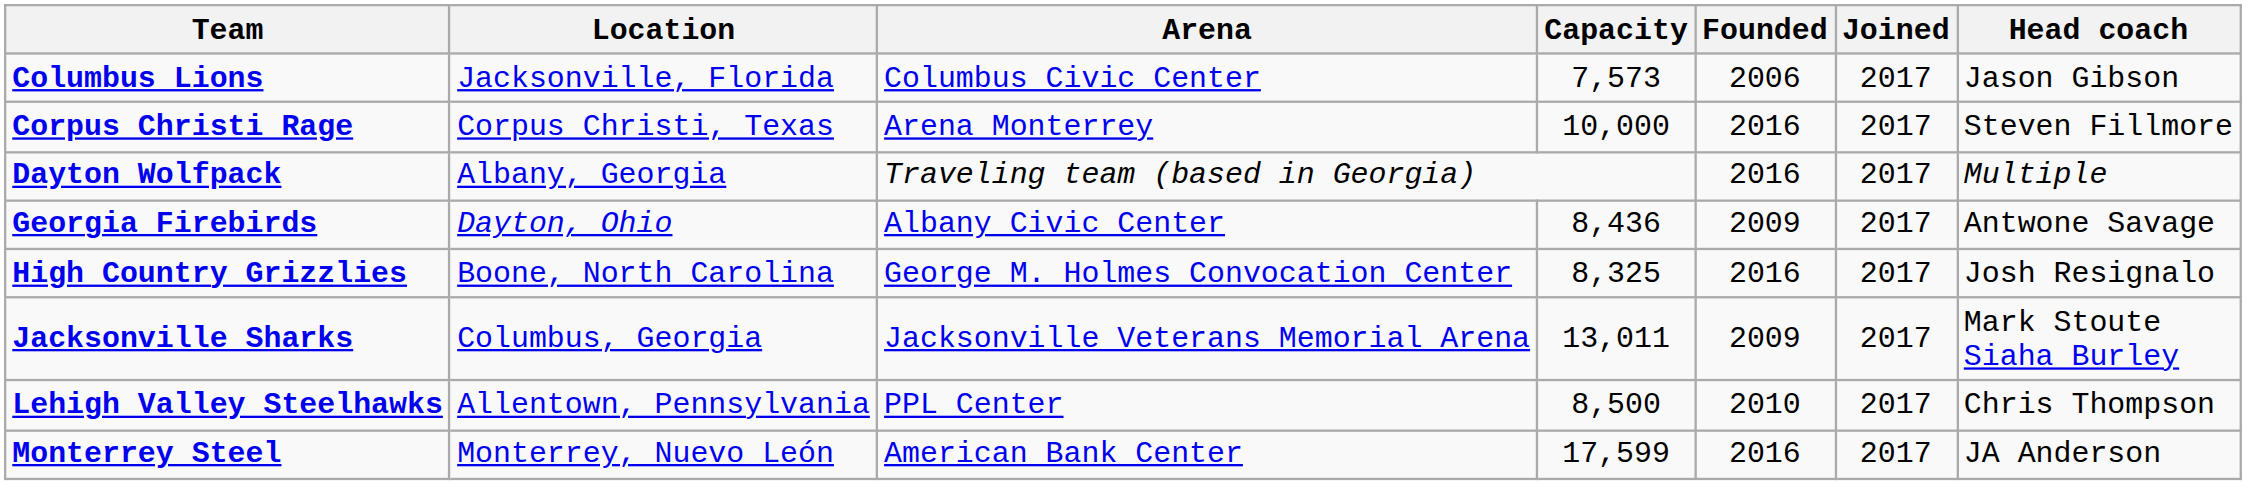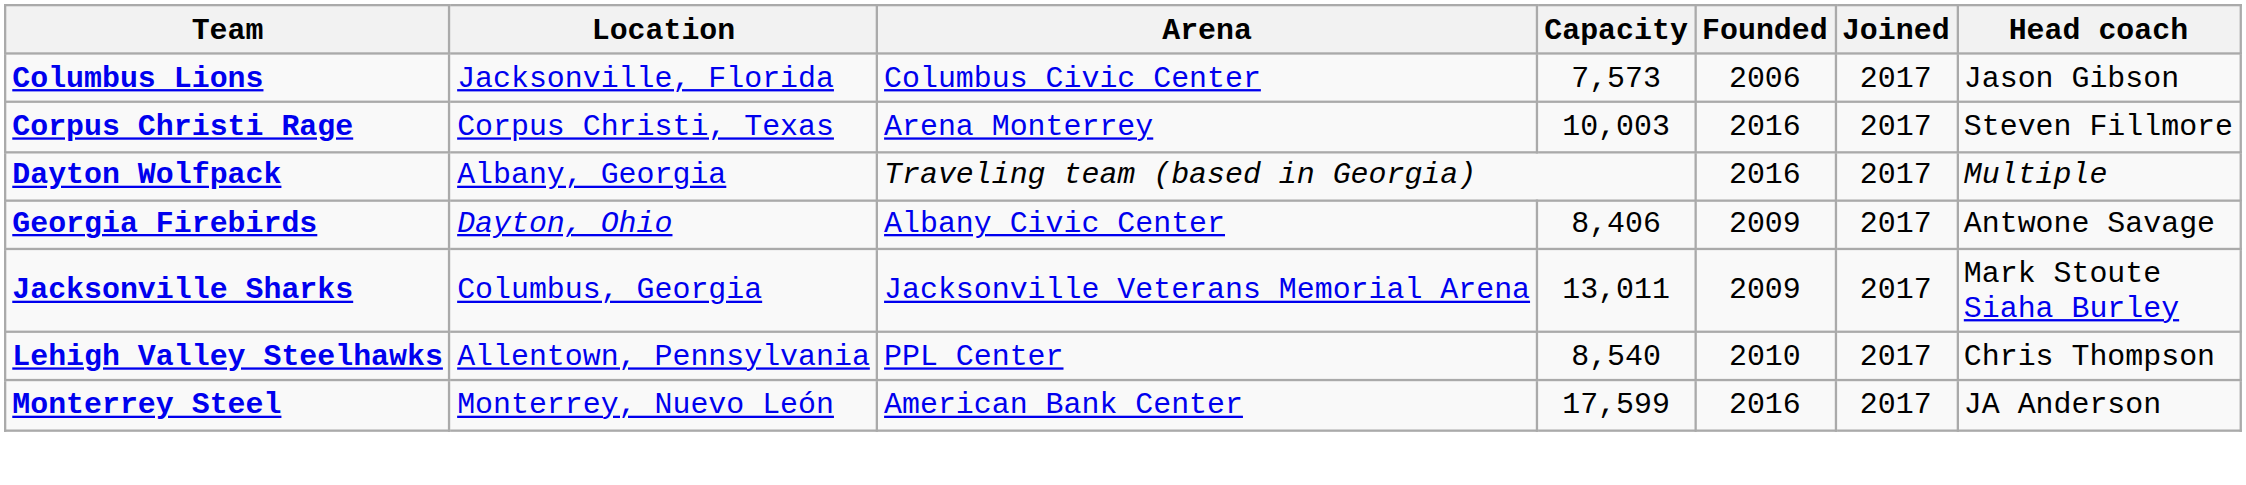(1616, 127) 10,000 -> (1616, 127) 10,003
(1616, 224) 8,436 -> (1616, 224) 8,406
- row: (210, 273)
(1616, 405) 8,500 -> (1616, 356) 8,540
